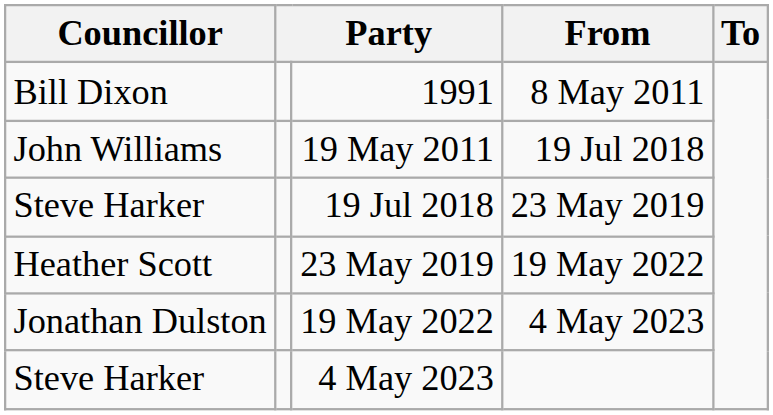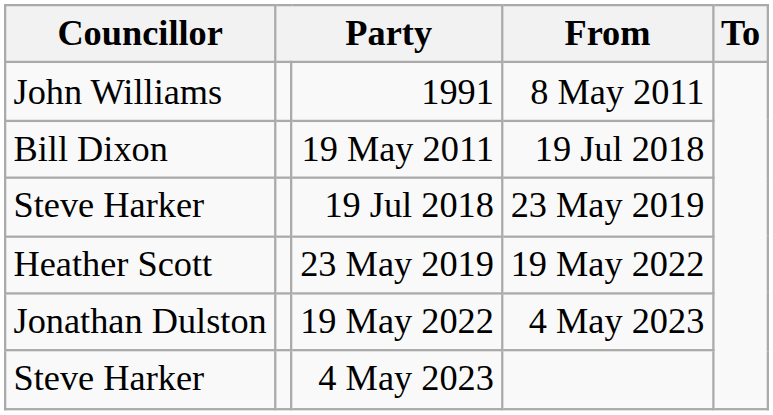(91, 90) Bill Dixon -> (118, 90) John Williams
(118, 148) John Williams -> (91, 148) Bill Dixon
